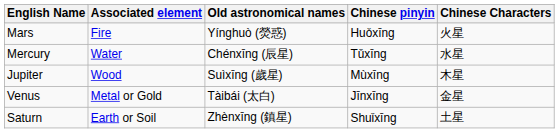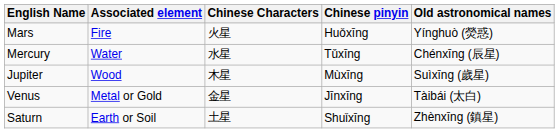columns swapped: (496, 13) <-> (276, 13)
